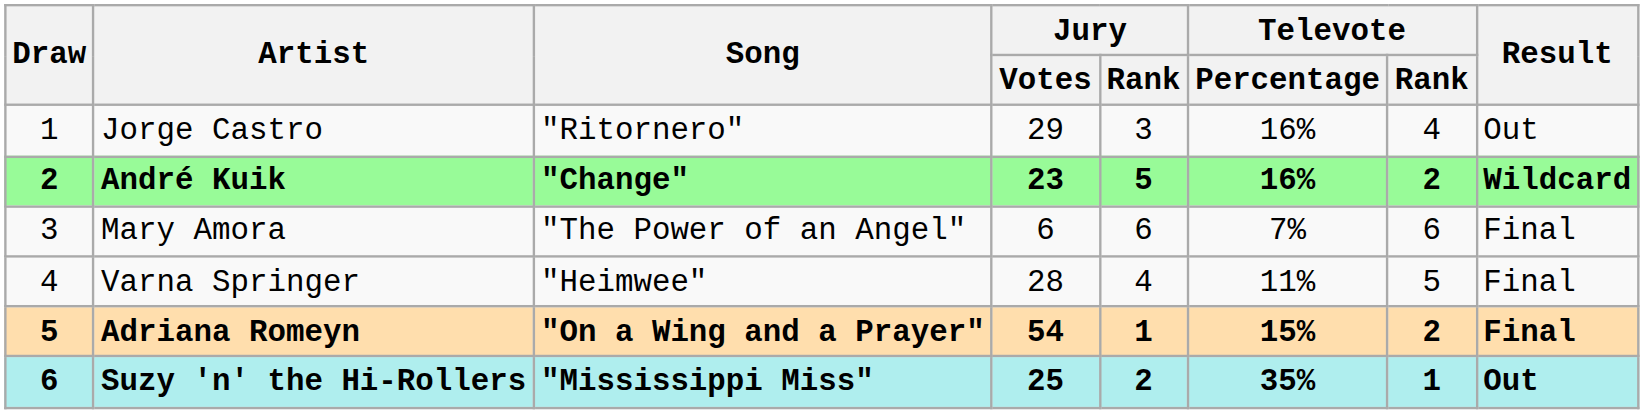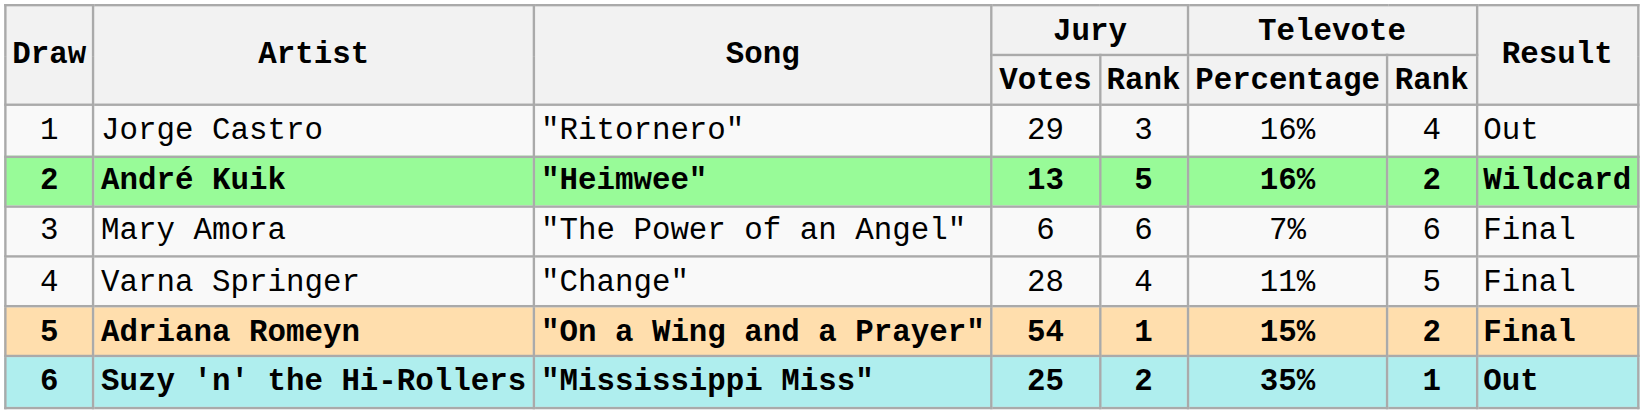(615, 181) "Change" -> (624, 181) "Heimwee"
(1046, 181) 23 -> (1046, 181) 13
(624, 281) "Heimwee" -> (615, 281) "Change"
